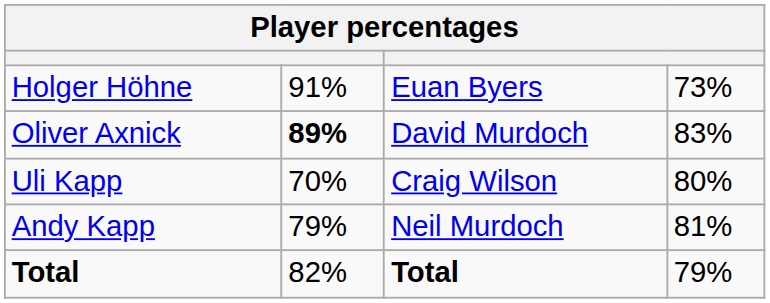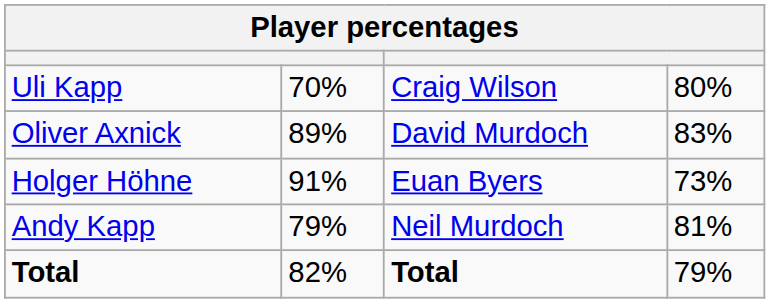rows swapped: (102, 87) <-> (67, 180)
(318, 134) bold -> (318, 134) normal
